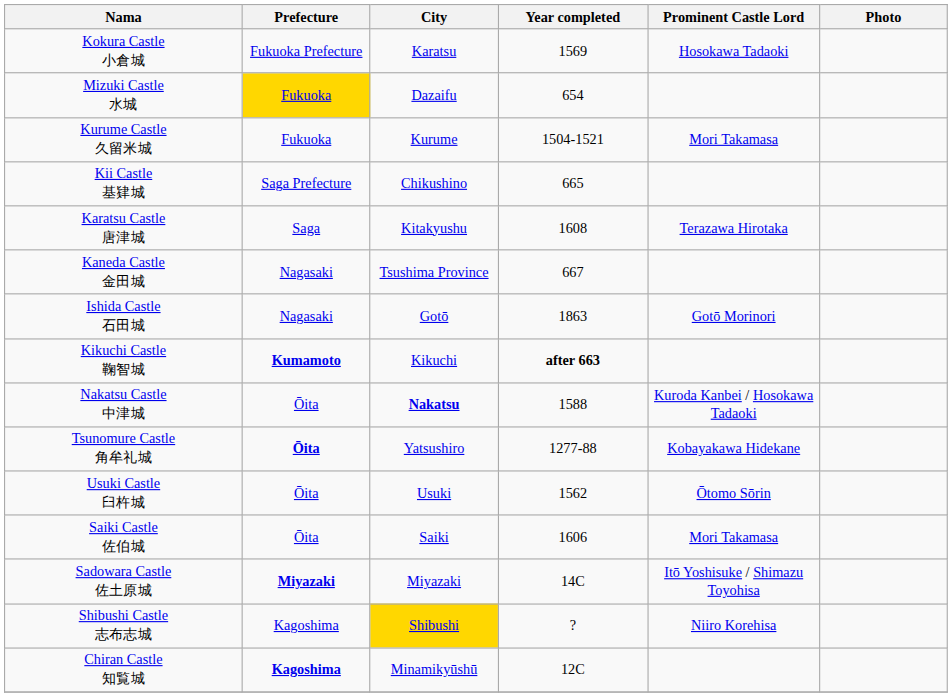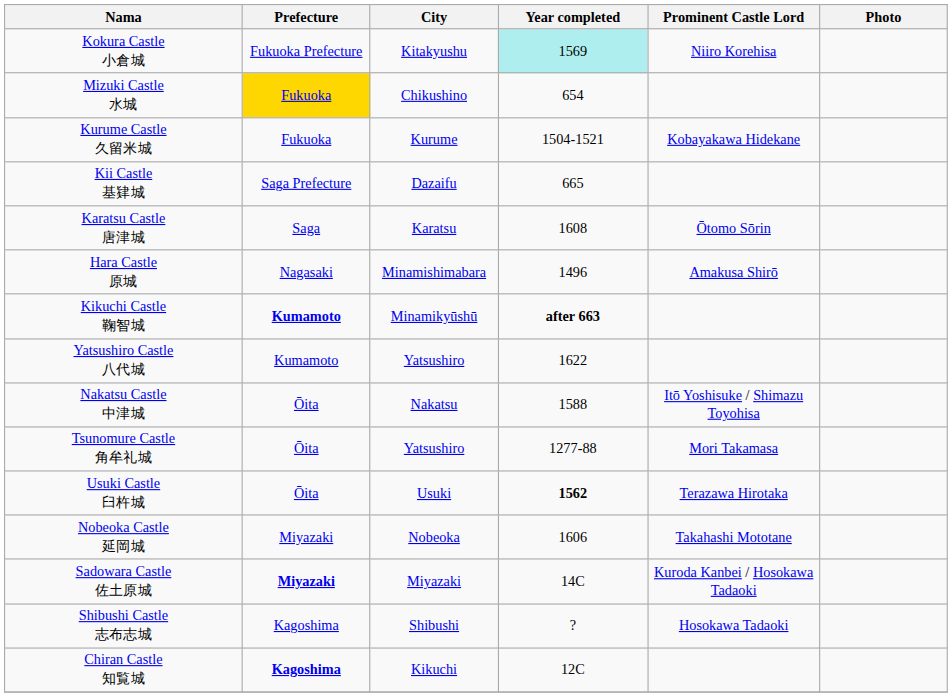(434, 51) Karatsu -> (434, 51) Kitakyushu
(573, 51) no background -> (573, 51) paleturquoise background
(734, 51) Hosokawa Tadaoki -> (734, 51) Niiro Korehisa
(434, 95) Dazaifu -> (434, 95) Chikushino
(734, 139) Mori Takamasa -> (734, 139) Kobayakawa Hidekane
(434, 183) Chikushino -> (434, 183) Dazaifu
(434, 227) Kitakyushu -> (434, 227) Karatsu
(734, 227) Terazawa Hirotaka -> (734, 227) Ōtomo Sōrin
- row: (123, 271)
- row: (123, 315)
+ row: (123, 271)
(434, 360) Kikuchi -> (434, 316) Minamikyūshū
+ row: (123, 359)
(434, 404) bold -> (434, 404) normal
(734, 404) Kuroda Kanbei / Hosokawa Tadaoki -> (734, 404) Itō Yoshisuke / Shimazu Toyohisa
(306, 448) bold -> (306, 448) normal
(734, 448) Kobayakawa Hidekane -> (734, 448) Mori Takamasa
(573, 493) normal -> (573, 493) bold
(734, 493) Ōtomo Sōrin -> (734, 493) Terazawa Hirotaka
- row: (123, 536)
+ row: (123, 536)
(734, 581) Itō Yoshisuke / Shimazu Toyohisa -> (734, 581) Kuroda Kanbei / Hosokawa Tadaoki
(434, 625) gold background -> (434, 625) no background
(734, 625) Niiro Korehisa -> (734, 625) Hosokawa Tadaoki
(434, 669) Minamikyūshū -> (434, 669) Kikuchi
